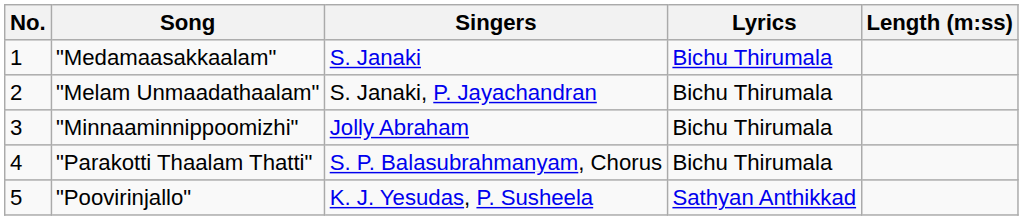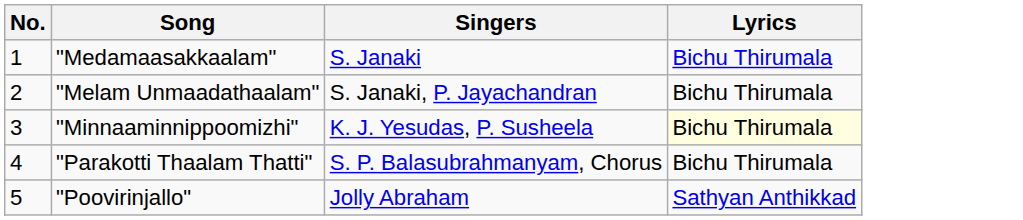- column: (940, 22)
(399, 128) Jolly Abraham -> (461, 128) K. J. Yesudas, P. Susheela
(752, 128) no background -> (752, 128) lightyellow background
(461, 198) K. J. Yesudas, P. Susheela -> (399, 198) Jolly Abraham
